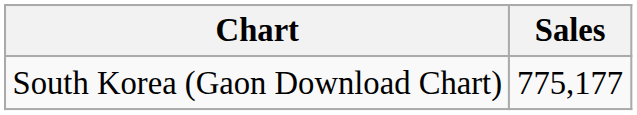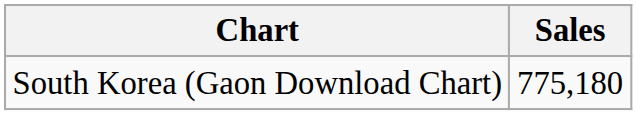(570, 82) 775,177 -> (570, 82) 775,180
